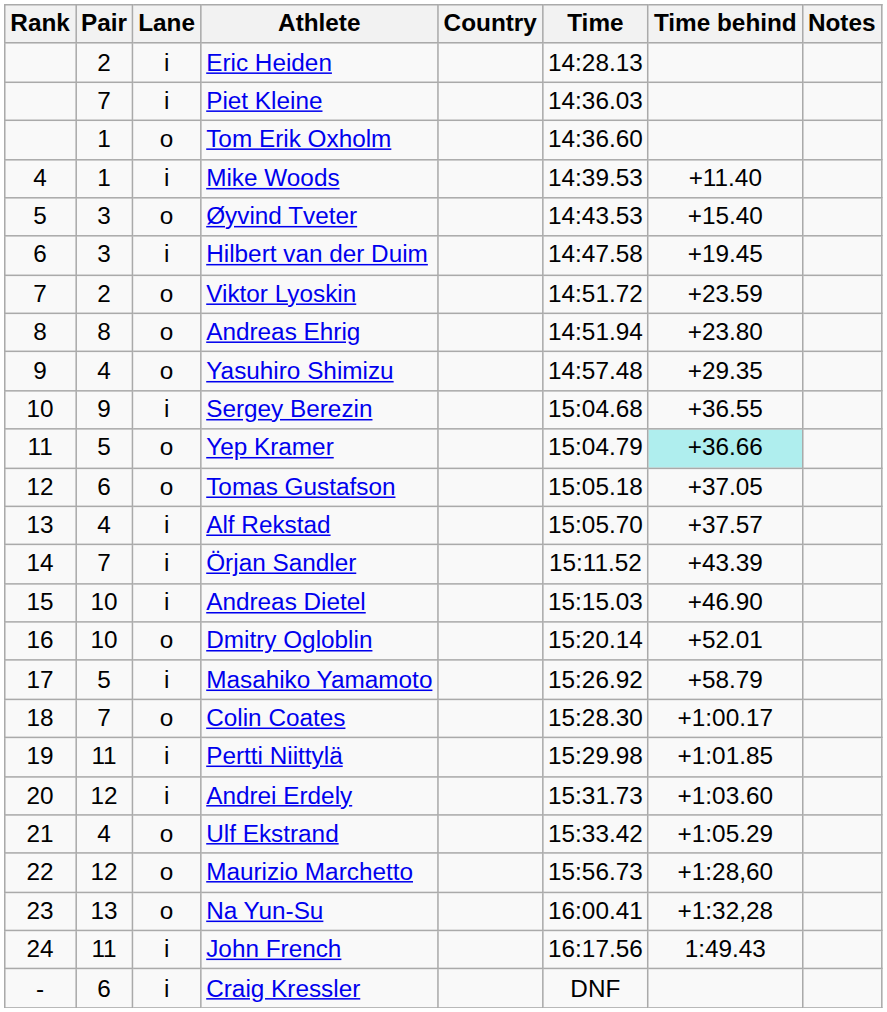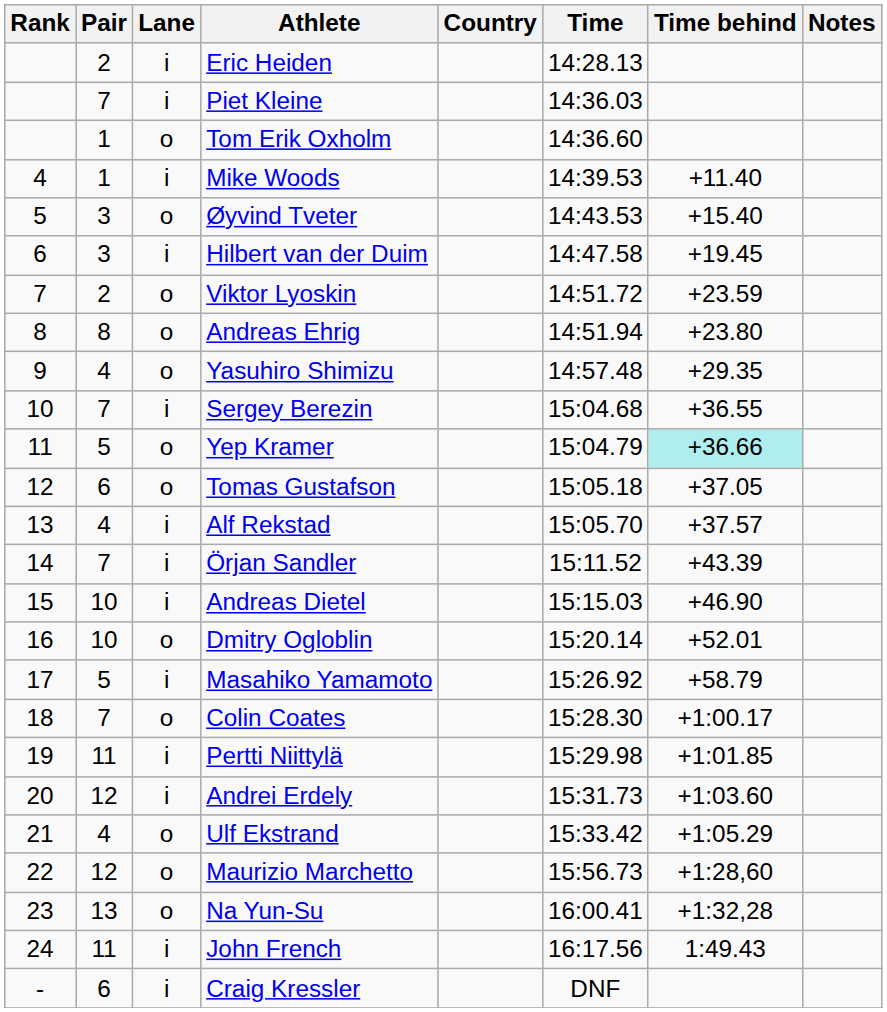(104, 409) 9 -> (104, 409) 7
